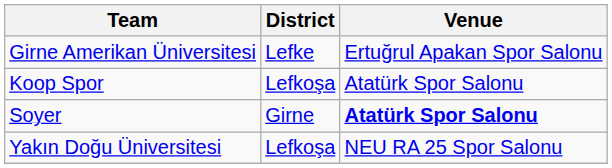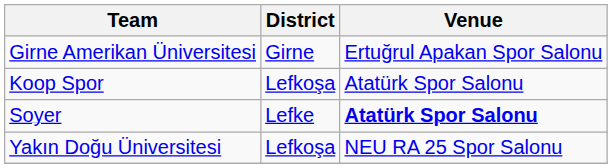(290, 52) Lefke -> (290, 52) Girne
(290, 115) Girne -> (290, 115) Lefke
